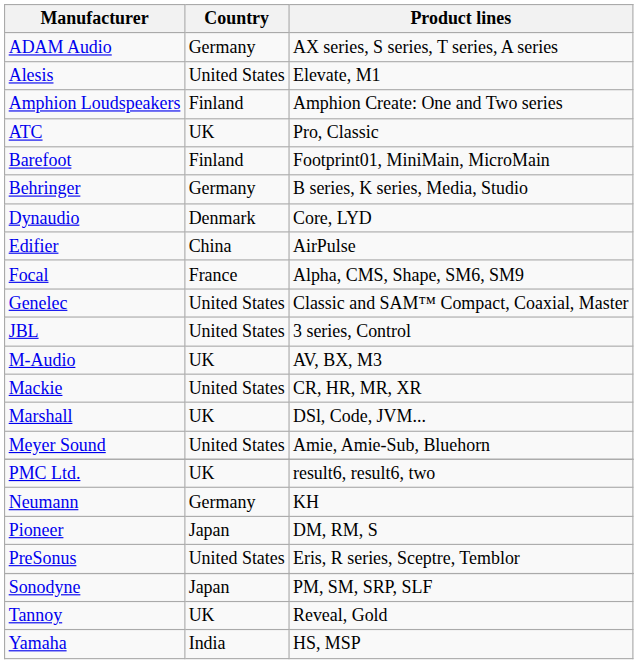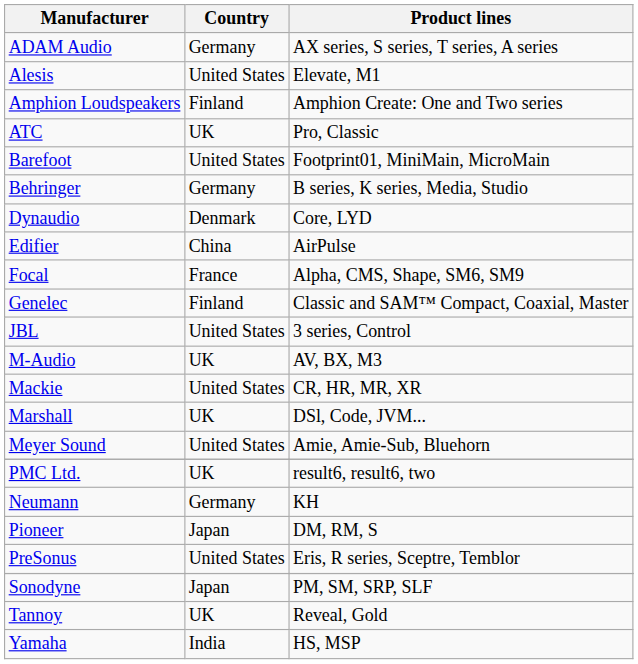(216, 160) Finland -> (237, 160) United States
(237, 302) United States -> (216, 302) Finland
